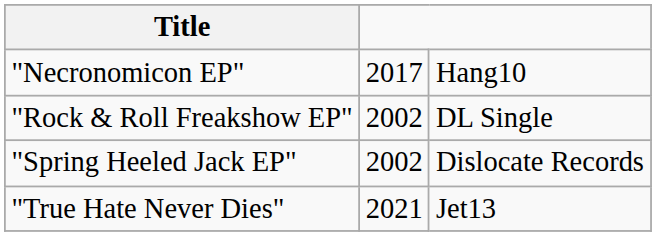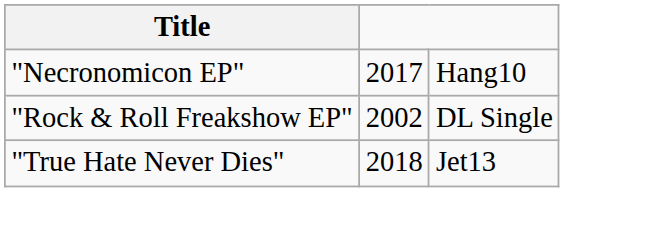- row: (154, 162)
(394, 207) 2021 -> (394, 162) 2018
